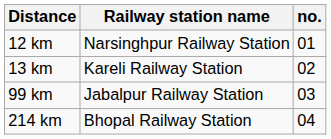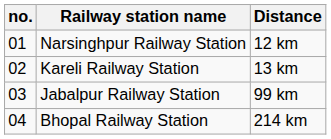columns swapped: (310, 17) <-> (42, 17)
